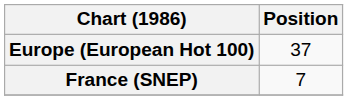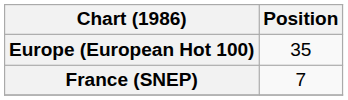(301, 49) 37 -> (301, 49) 35
